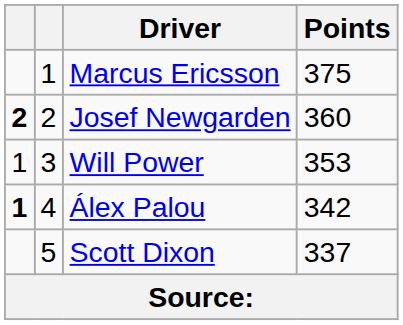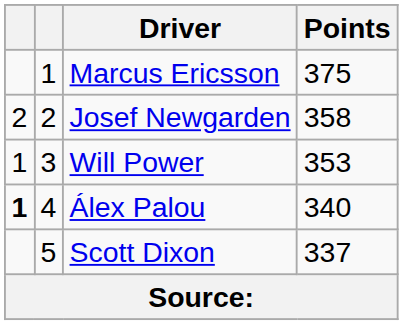(19, 118) bold -> (19, 118) normal
(328, 118) 360 -> (328, 118) 358
(328, 208) 342 -> (328, 208) 340
